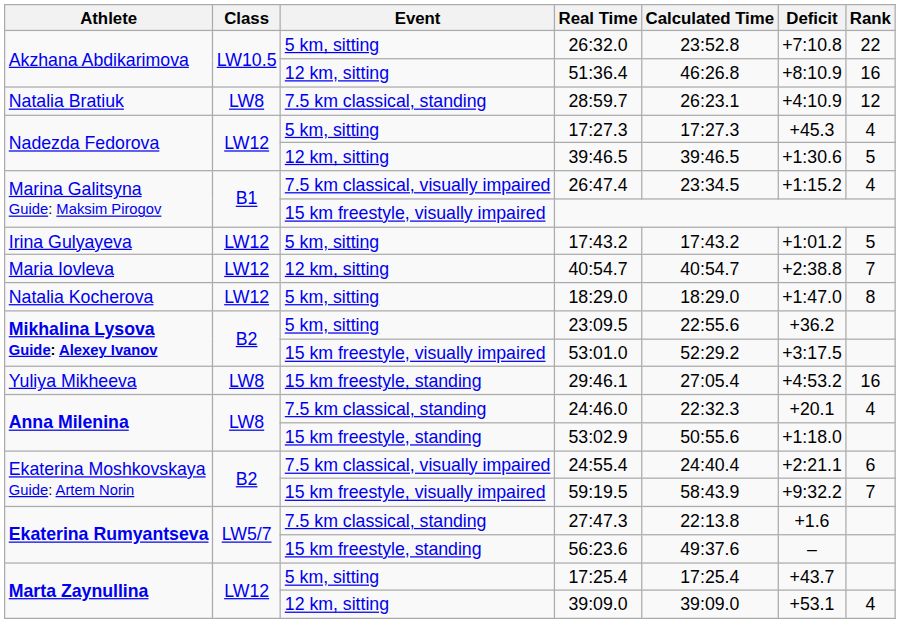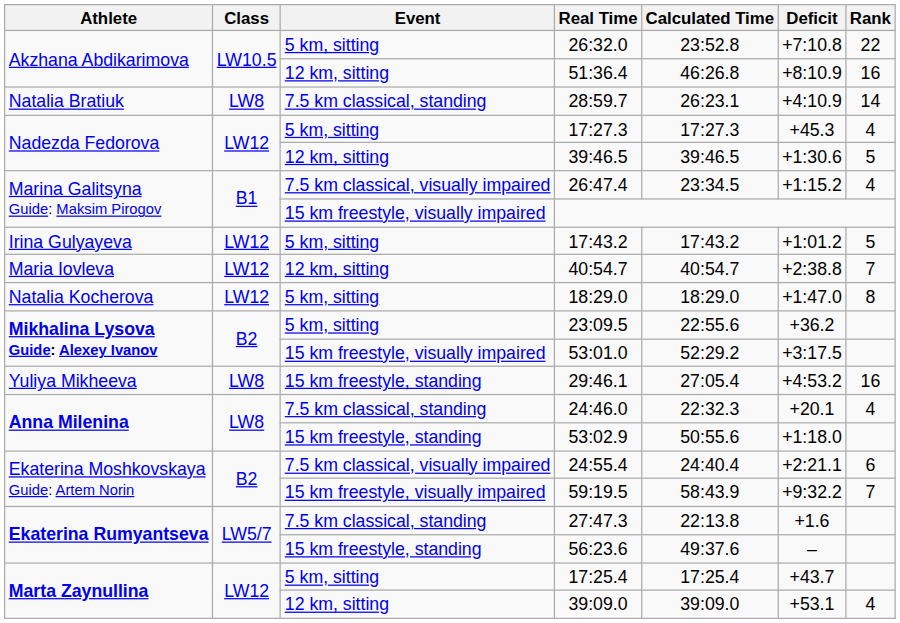(870, 101) 12 -> (870, 101) 14
